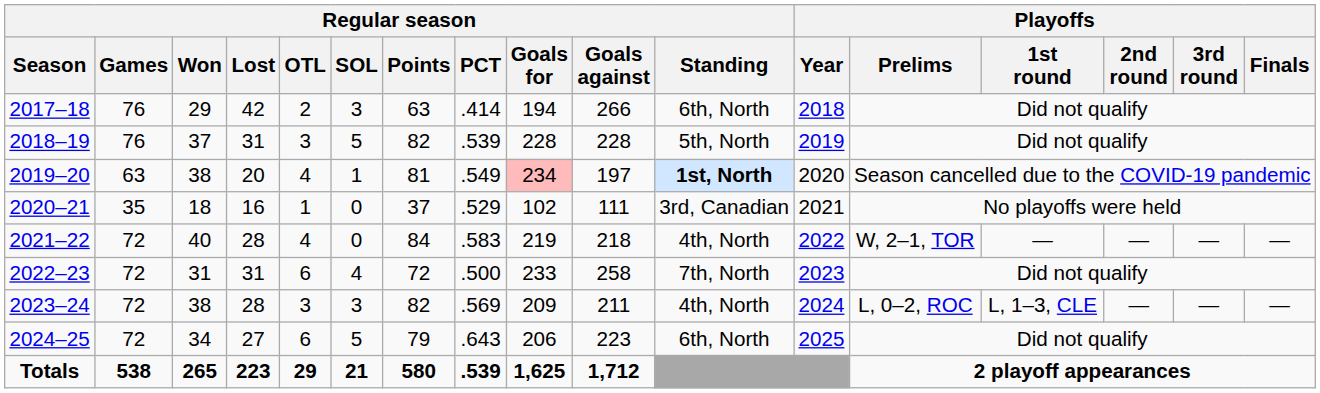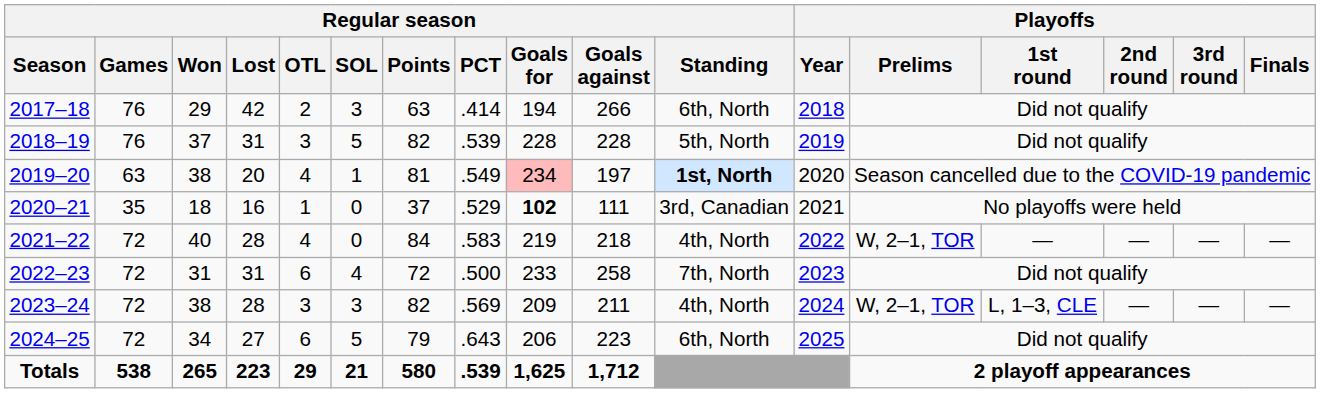(539, 207) normal -> (539, 207) bold
(915, 305) L, 0–2, ROC -> (915, 305) W, 2–1, TOR
